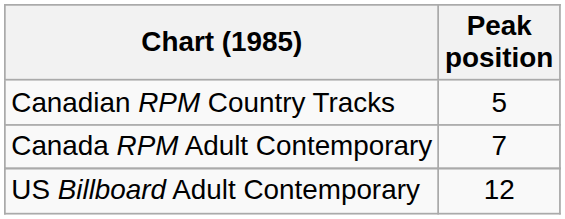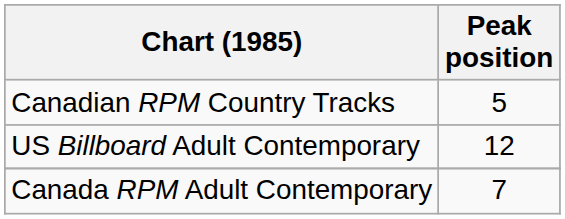rows swapped: (222, 146) <-> (216, 190)
